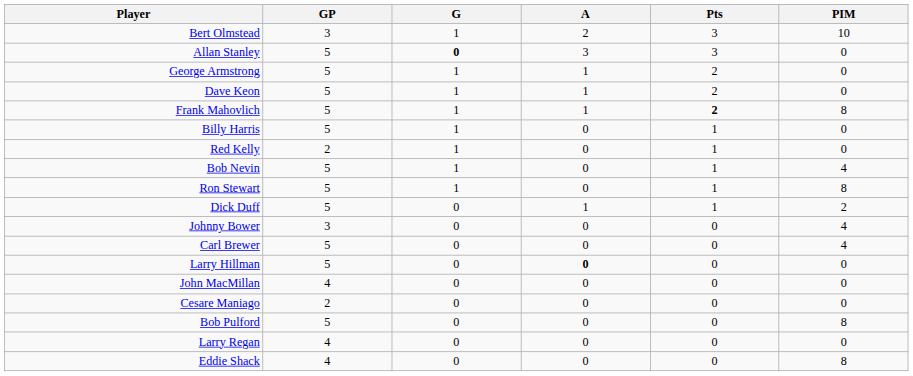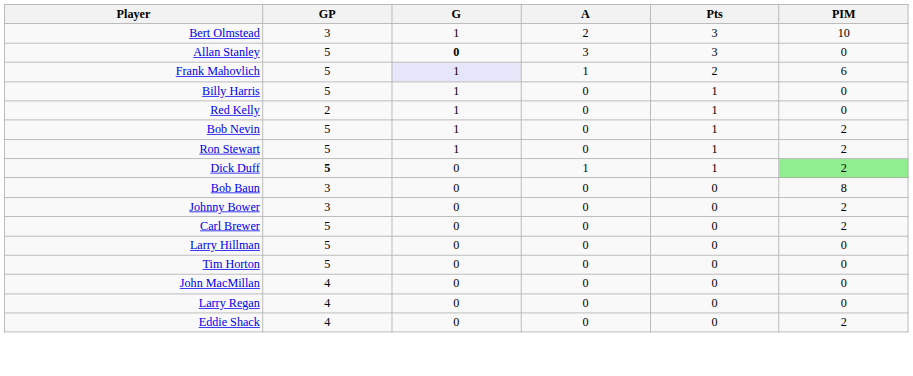- row: (215, 71)
- row: (232, 91)
(456, 110) no background -> (456, 71) lavender background
(715, 110) bold -> (715, 71) normal
(844, 110) 8 -> (844, 71) 6
(844, 168) 4 -> (844, 129) 2
(844, 187) 8 -> (844, 149) 2
(327, 206) normal -> (327, 168) bold
(844, 206) no background -> (844, 168) lightgreen background
+ row: (235, 187)
(844, 226) 4 -> (844, 206) 2
(844, 245) 4 -> (844, 226) 2
(585, 264) bold -> (585, 245) normal
+ row: (231, 264)
- row: (220, 303)
- row: (230, 322)
(844, 361) 8 -> (844, 322) 2
